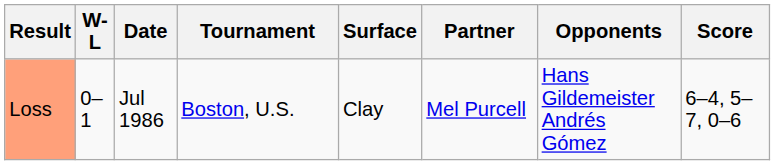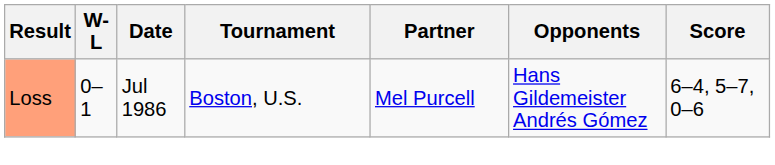- column: (380, 31)
